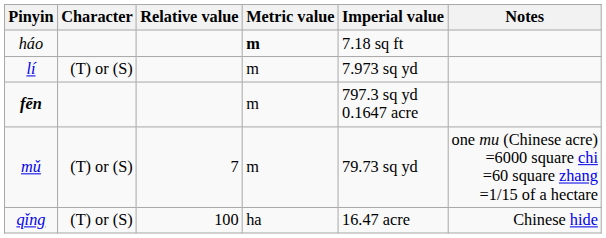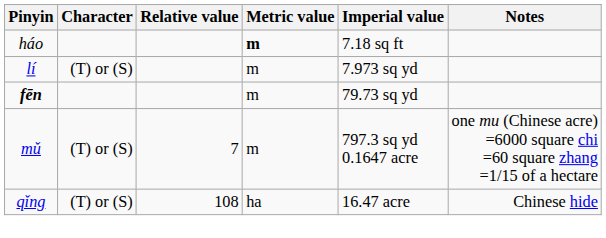(380, 104) 797.3 sq yd 0.1647 acre -> (380, 95) 79.73 sq yd
(380, 166) 79.73 sq yd -> (380, 148) 797.3 sq yd 0.1647 acre
(226, 220) 100 -> (226, 201) 108
